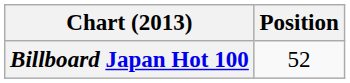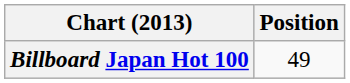(299, 59) 52 -> (299, 59) 49
